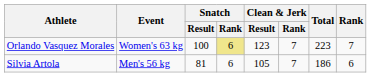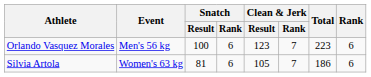(151, 46) Women's 63 kg -> (144, 46) Men's 56 kg
(231, 46) khaki background -> (231, 46) no background
(351, 46) 7 -> (351, 46) 6
(144, 63) Men's 56 kg -> (151, 63) Women's 63 kg
